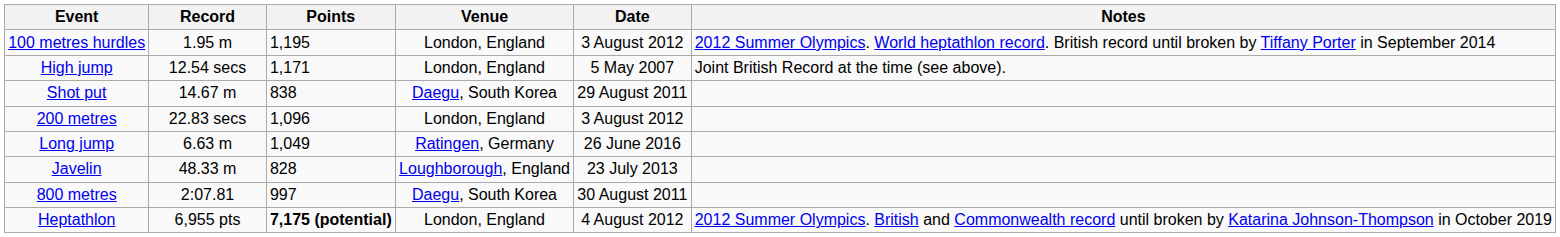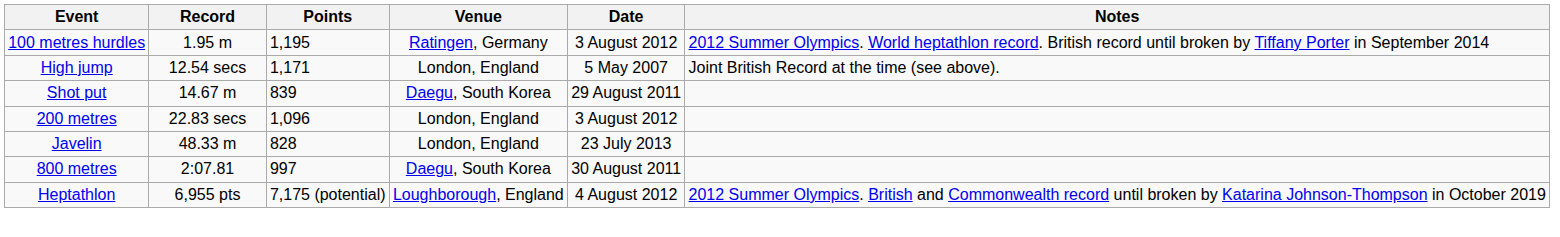(484, 42) London, England -> (478, 42) Ratingen, Germany
(283, 93) 838 -> (283, 93) 839
- row: (77, 144)
(485, 169) Loughborough, England -> (478, 144) London, England
(331, 220) bold -> (328, 194) normal
(484, 220) London, England -> (478, 194) Loughborough, England
